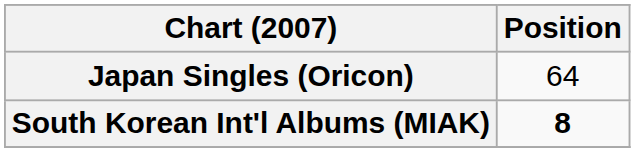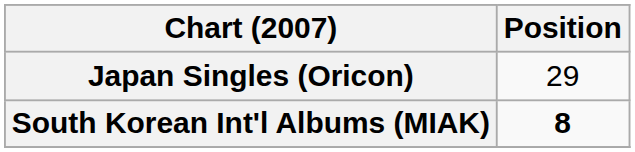(563, 75) 64 -> (563, 75) 29
